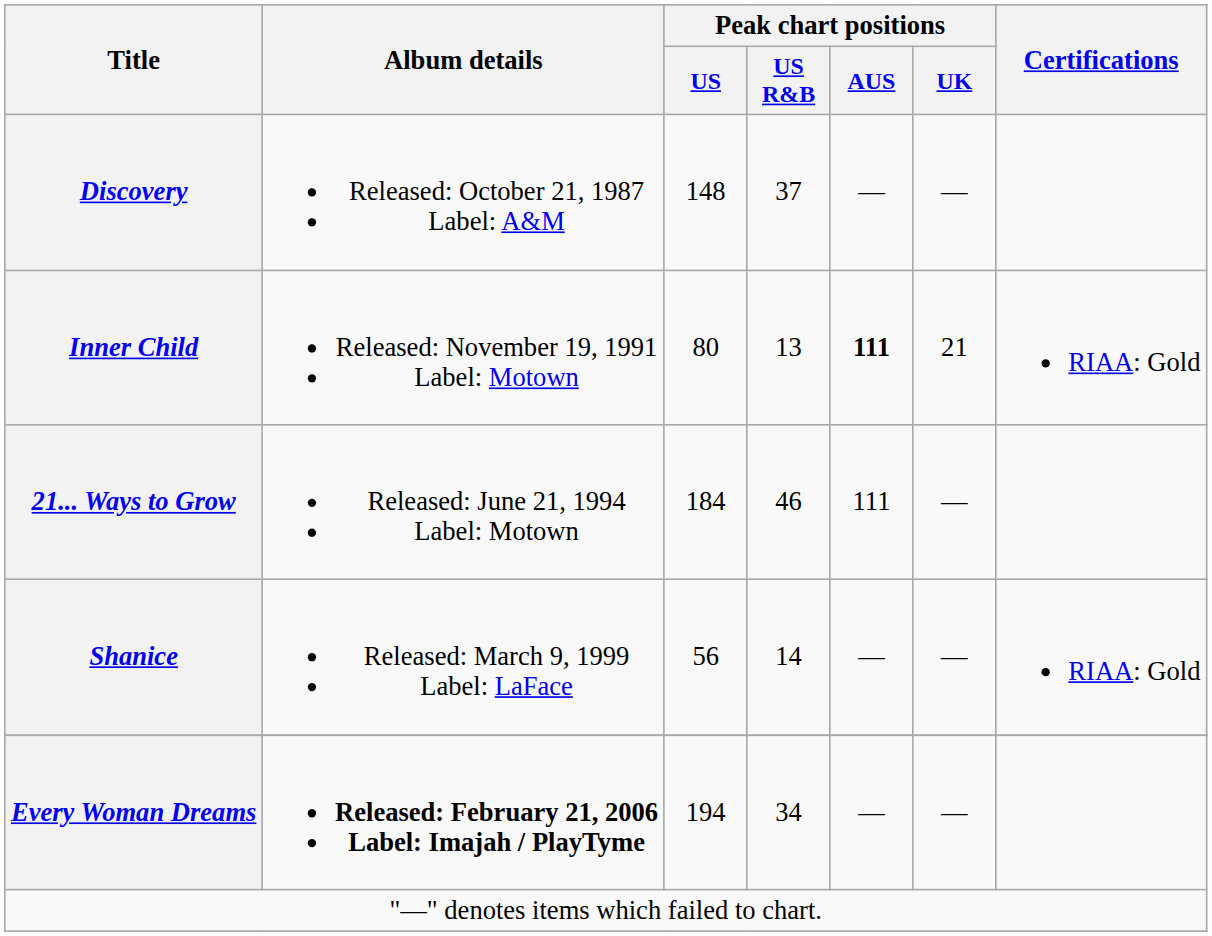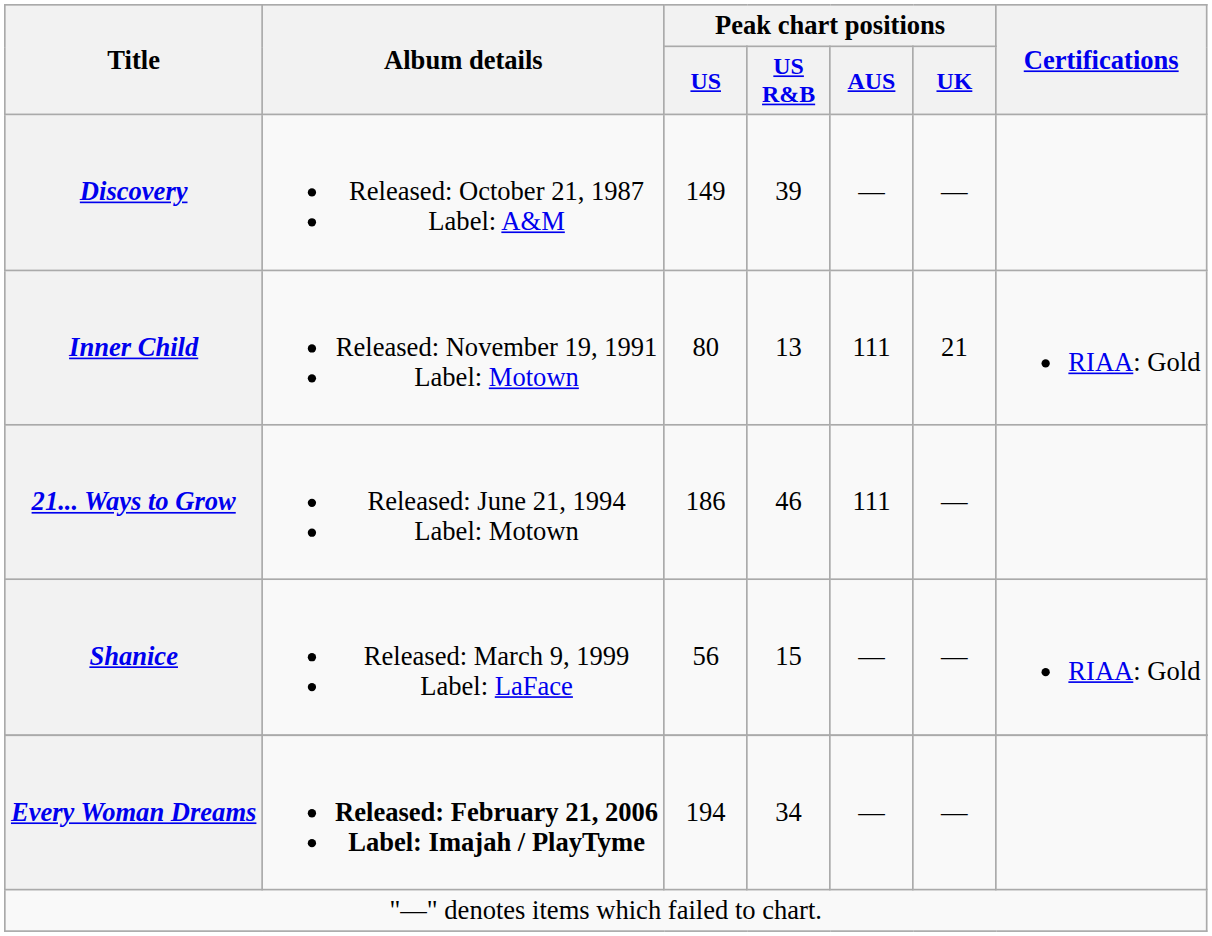(706, 191) 148 -> (706, 191) 149
(789, 191) 37 -> (789, 191) 39
(871, 346) bold -> (872, 346) normal
(706, 501) 184 -> (706, 501) 186
(789, 656) 14 -> (789, 656) 15
